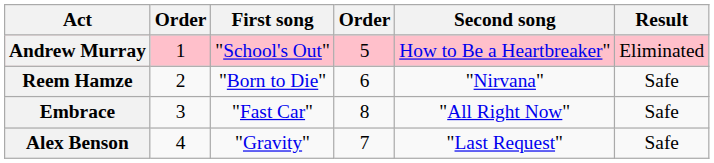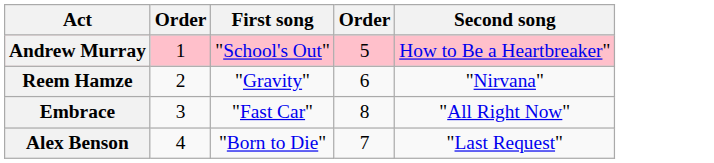- column: (662, 19)
(273, 81) "Born to Die" -> (273, 81) "Gravity"
(273, 142) "Gravity" -> (273, 142) "Born to Die"
